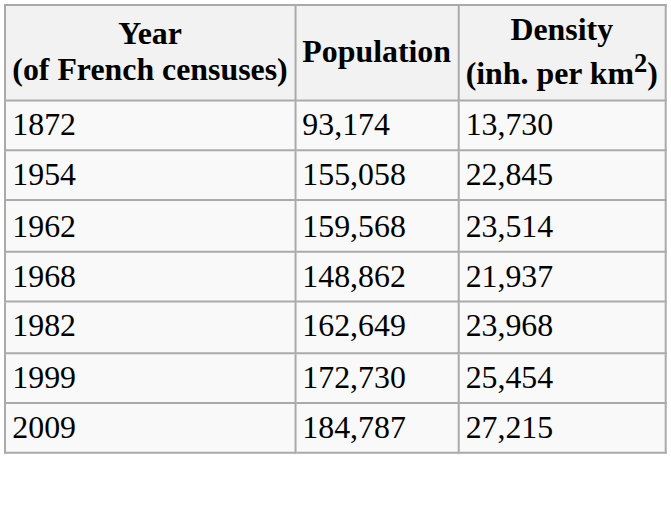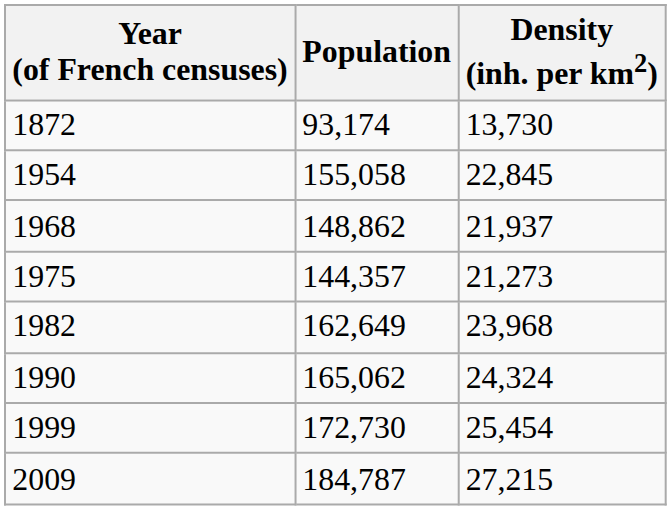- row: (44, 225)
+ row: (44, 276)
+ row: (44, 377)
